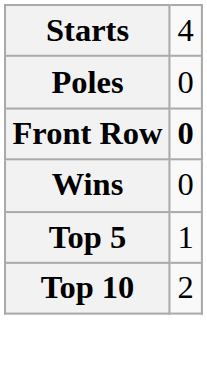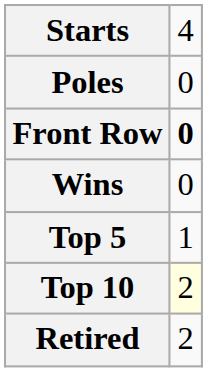(186, 287) no background -> (186, 287) lightyellow background
+ row: (88, 339)
